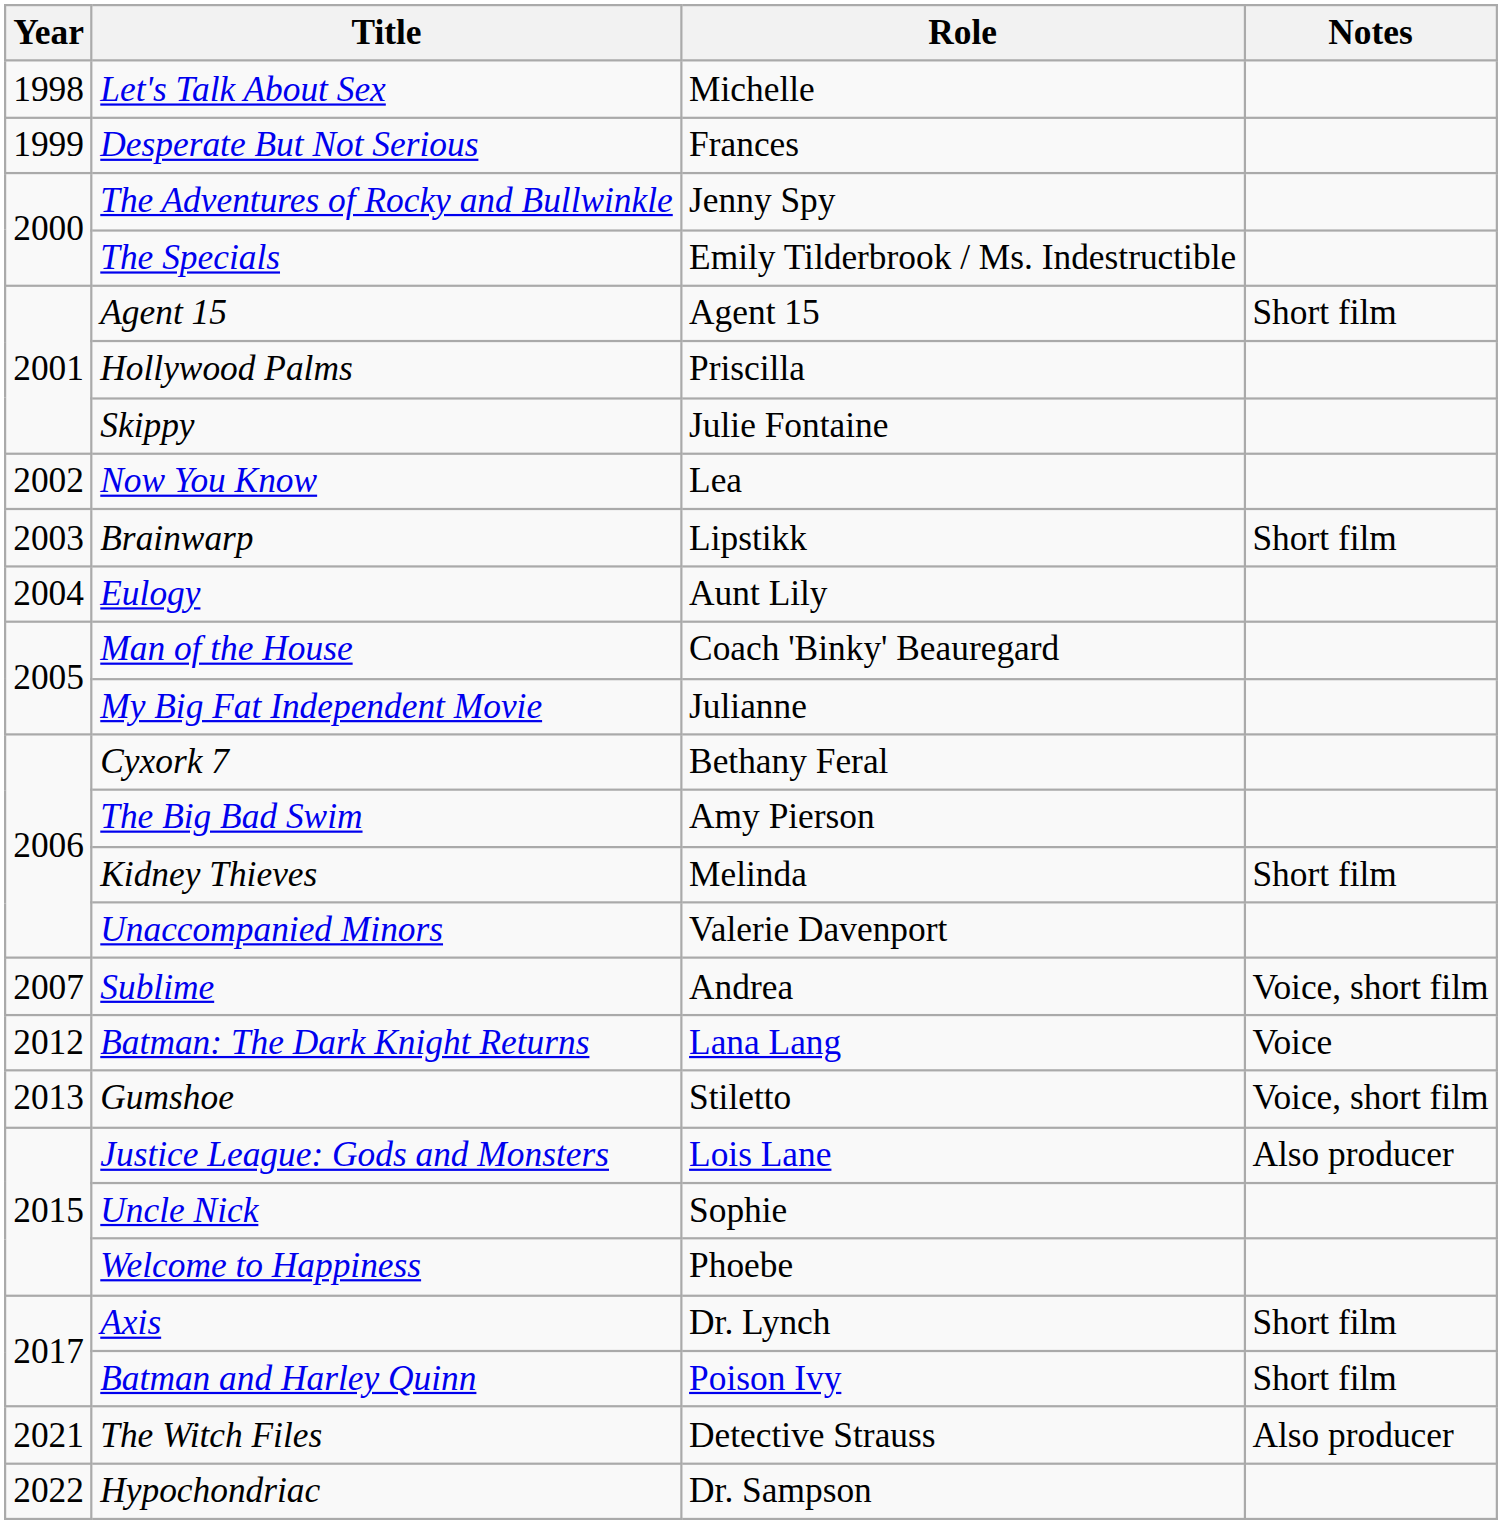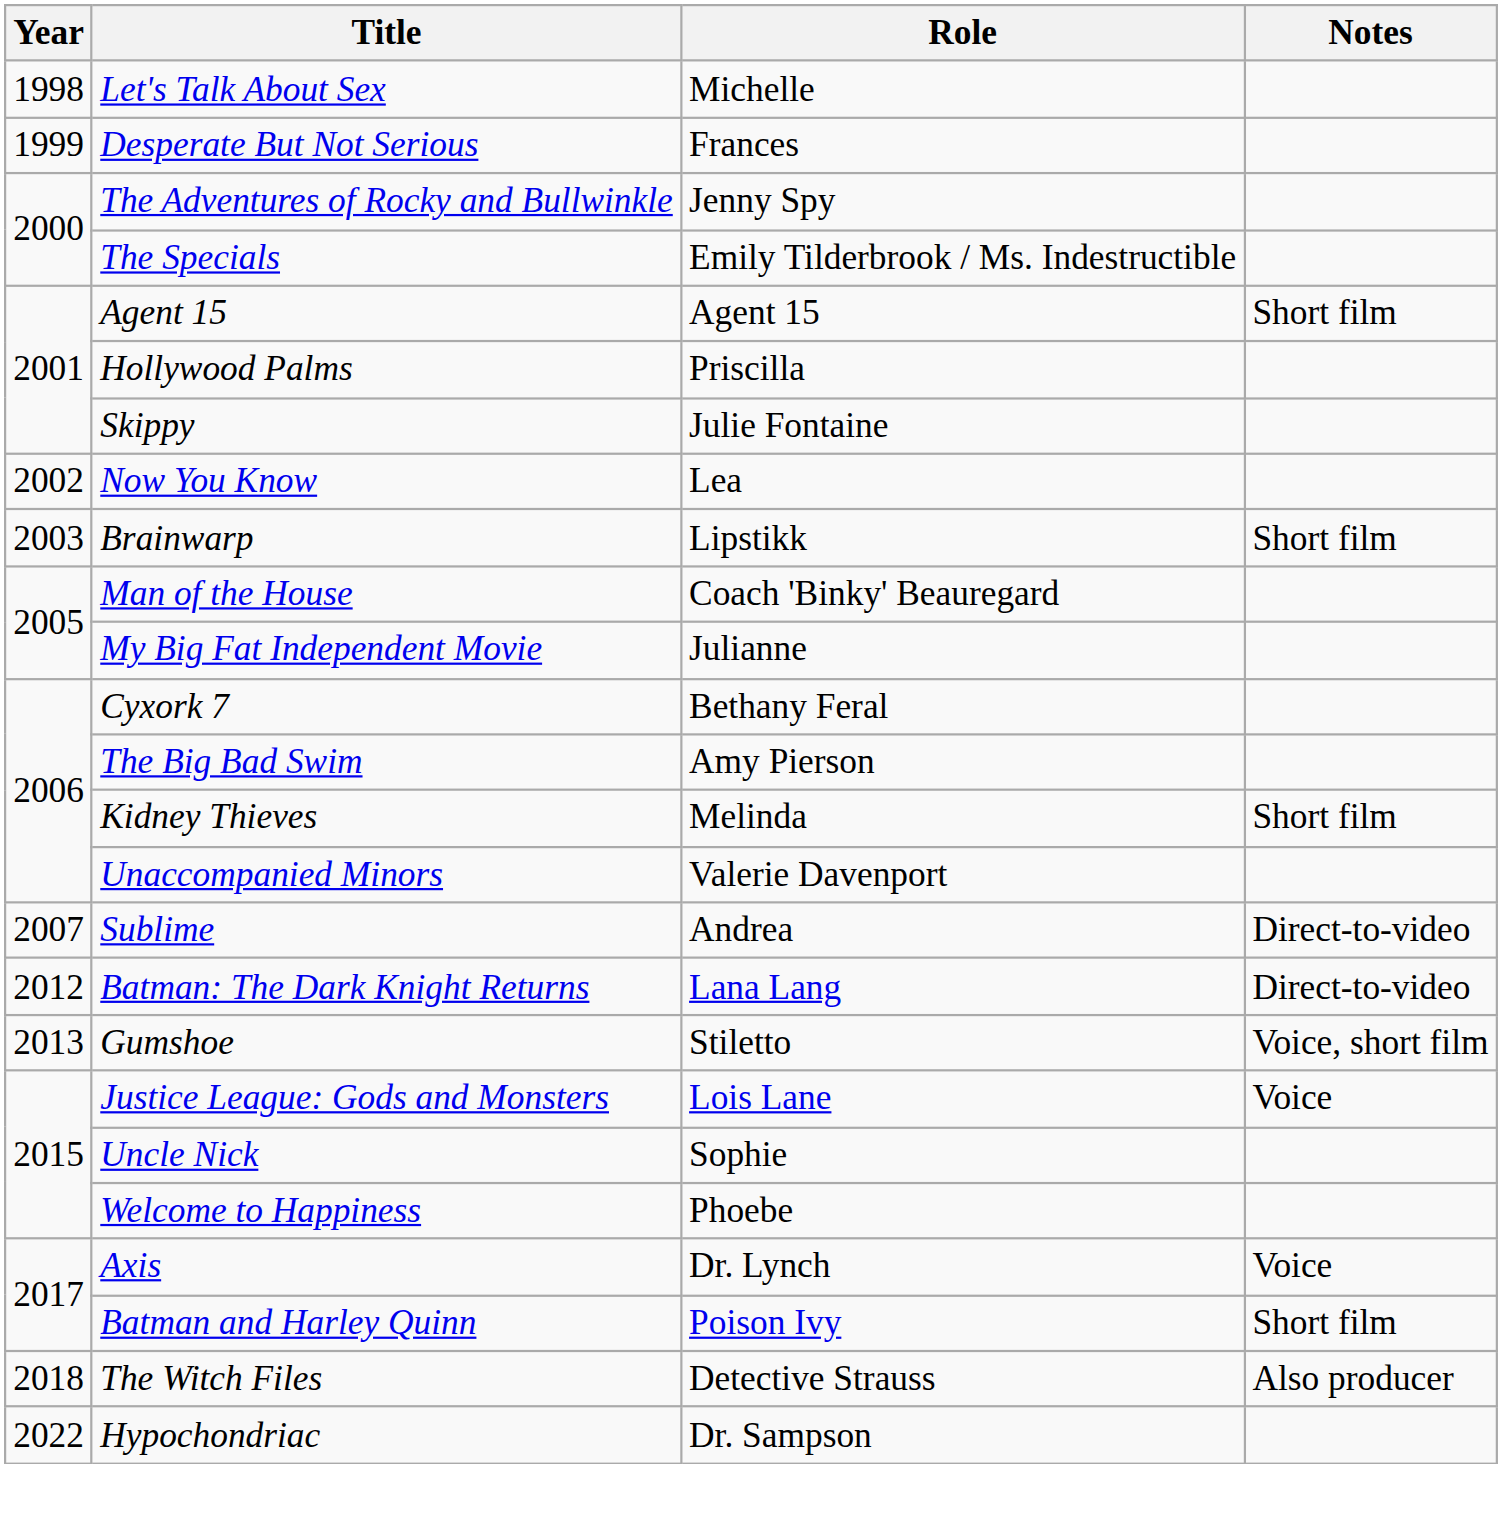- row: (150, 593)
(1370, 985) Voice, short film -> (1361, 929) Direct-to-video
(1292, 1041) Voice -> (1361, 985) Direct-to-video
(1353, 1154) Also producer -> (1292, 1098) Voice
(1325, 1322) Short film -> (1292, 1266) Voice
(49, 1434) 2021 -> (49, 1378) 2018
